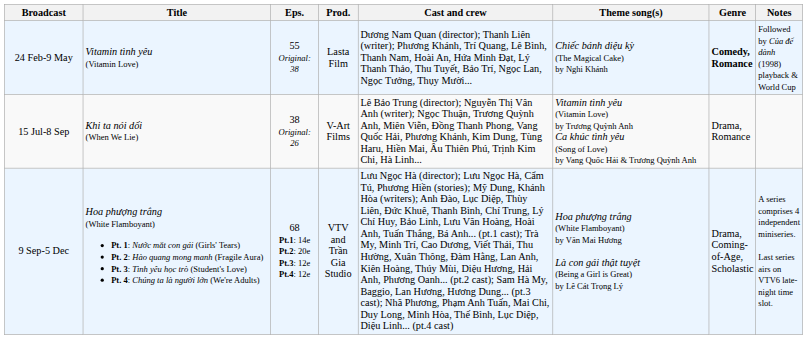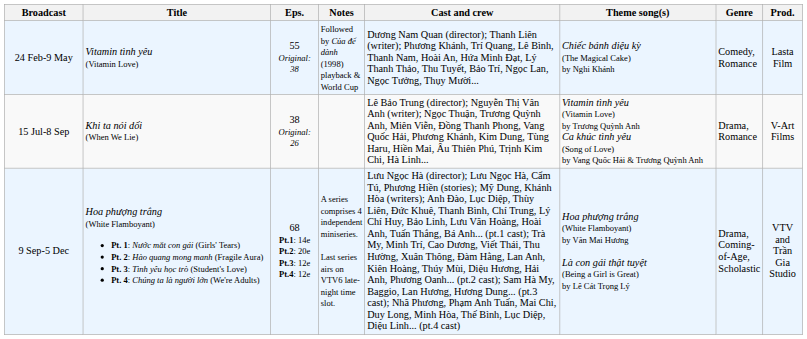columns swapped: (338, 12) <-> (779, 12)
(732, 57) bold -> (738, 57) normal
